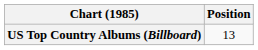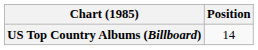(229, 34) 13 -> (229, 34) 14
